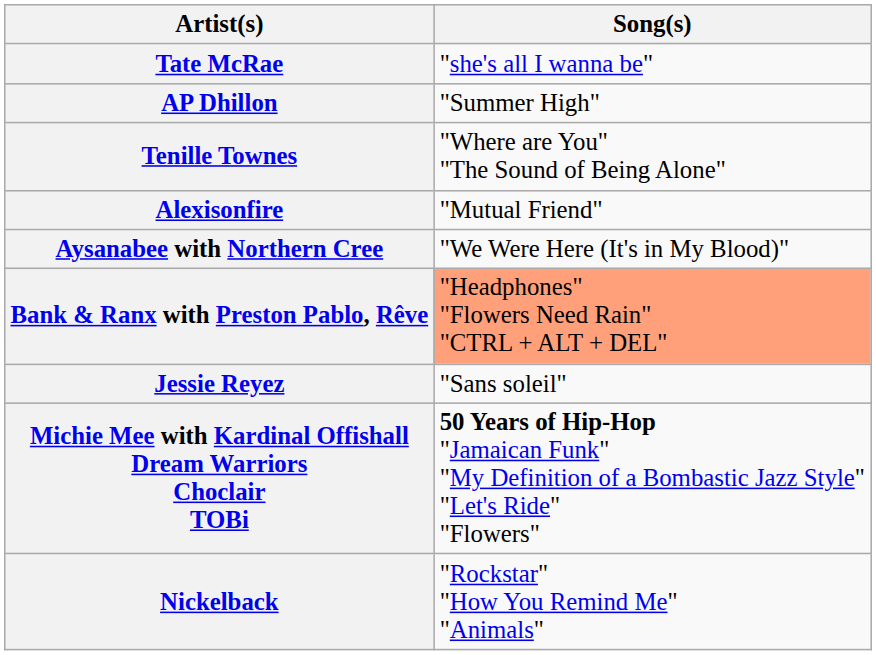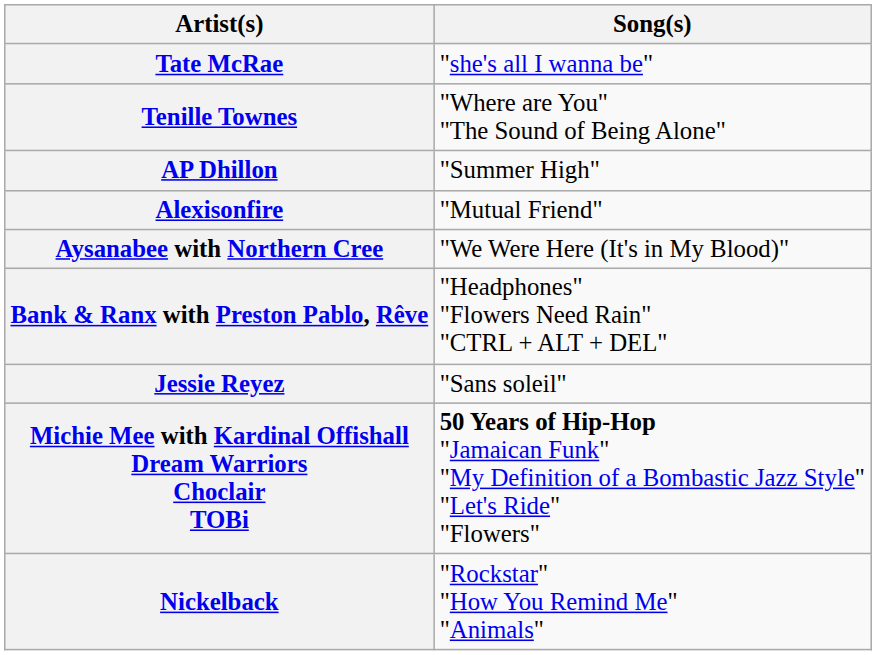rows swapped: (219, 102) <-> (219, 156)
(554, 315) lightsalmon background -> (554, 315) no background
